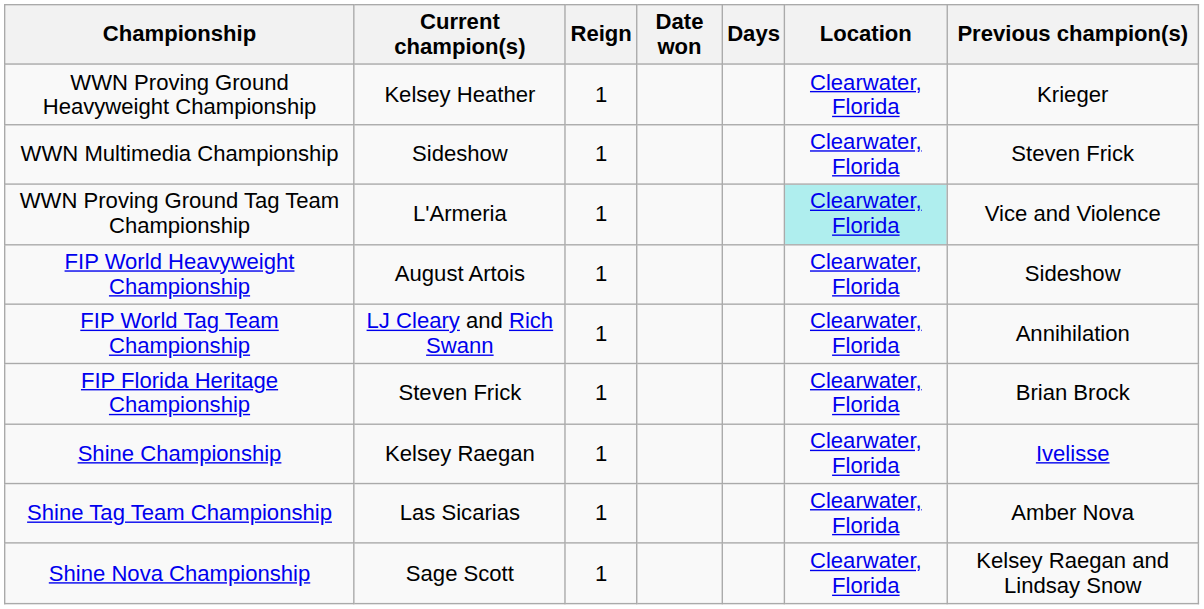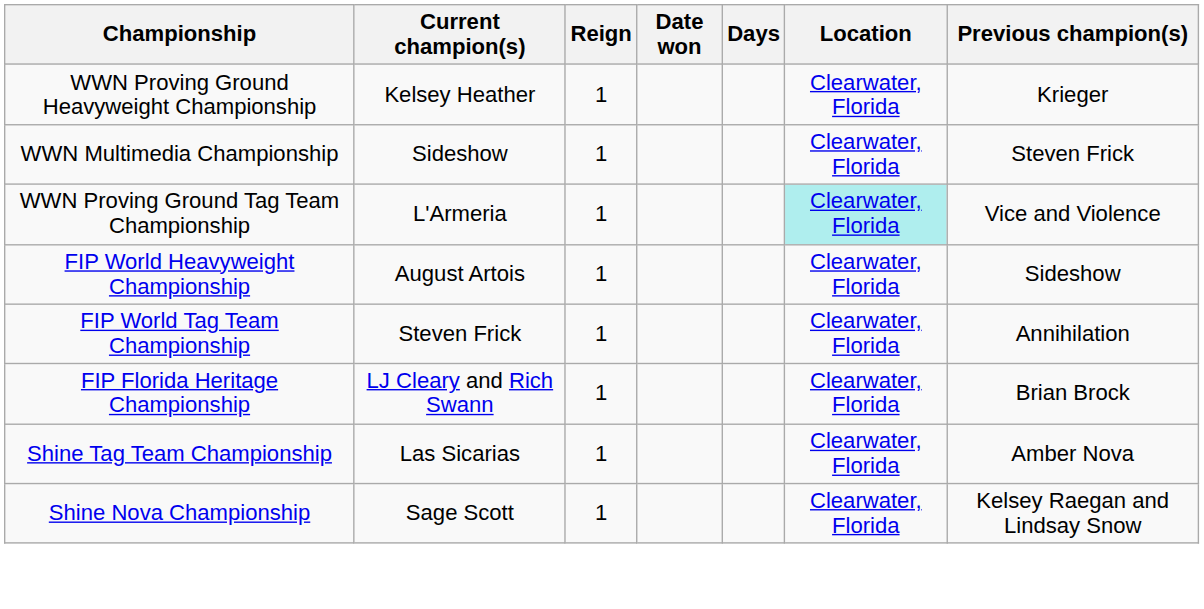(460, 333) LJ Cleary and Rich Swann -> (460, 333) Steven Frick
(460, 393) Steven Frick -> (460, 393) LJ Cleary and Rich Swann
- row: (180, 453)
